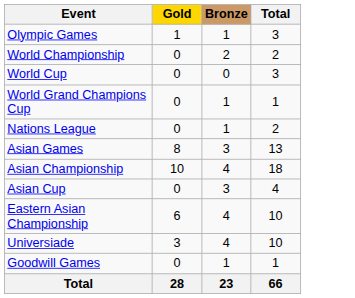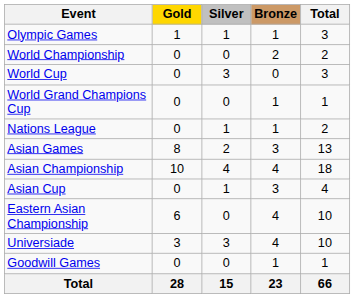+ column: (226, 14)
